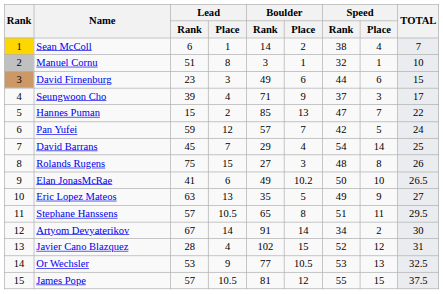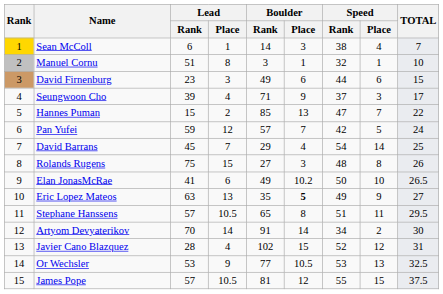(303, 46) 2 -> (303, 46) 3
(303, 197) normal -> (303, 197) bold
(190, 230) 67 -> (190, 230) 70
